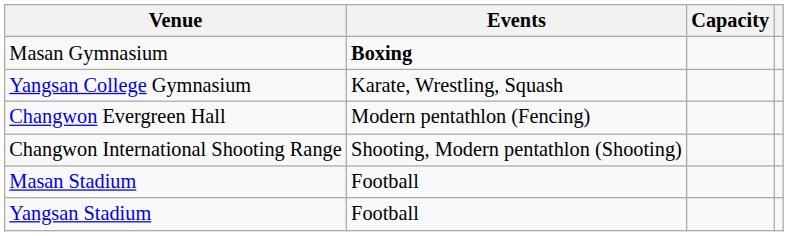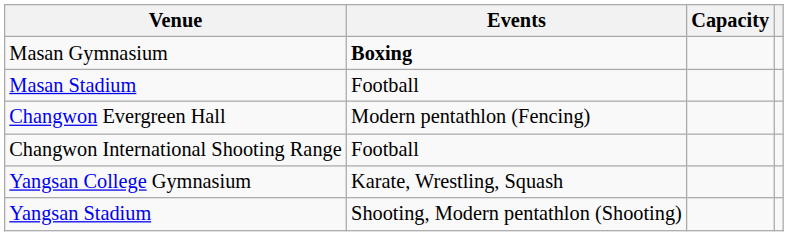rows swapped: (73, 181) <-> (130, 85)
(516, 149) Shooting, Modern pentathlon (Shooting) -> (385, 149) Football
(385, 213) Football -> (516, 213) Shooting, Modern pentathlon (Shooting)
